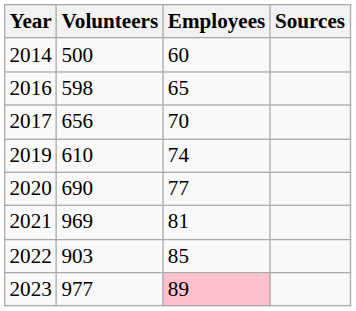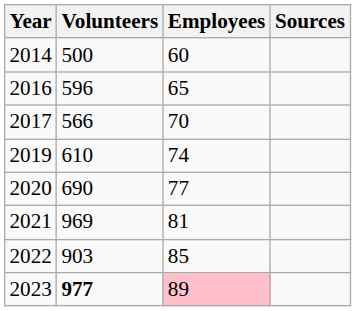(77, 88) 598 -> (77, 88) 596
(77, 121) 656 -> (77, 121) 566
(77, 289) normal -> (77, 289) bold
